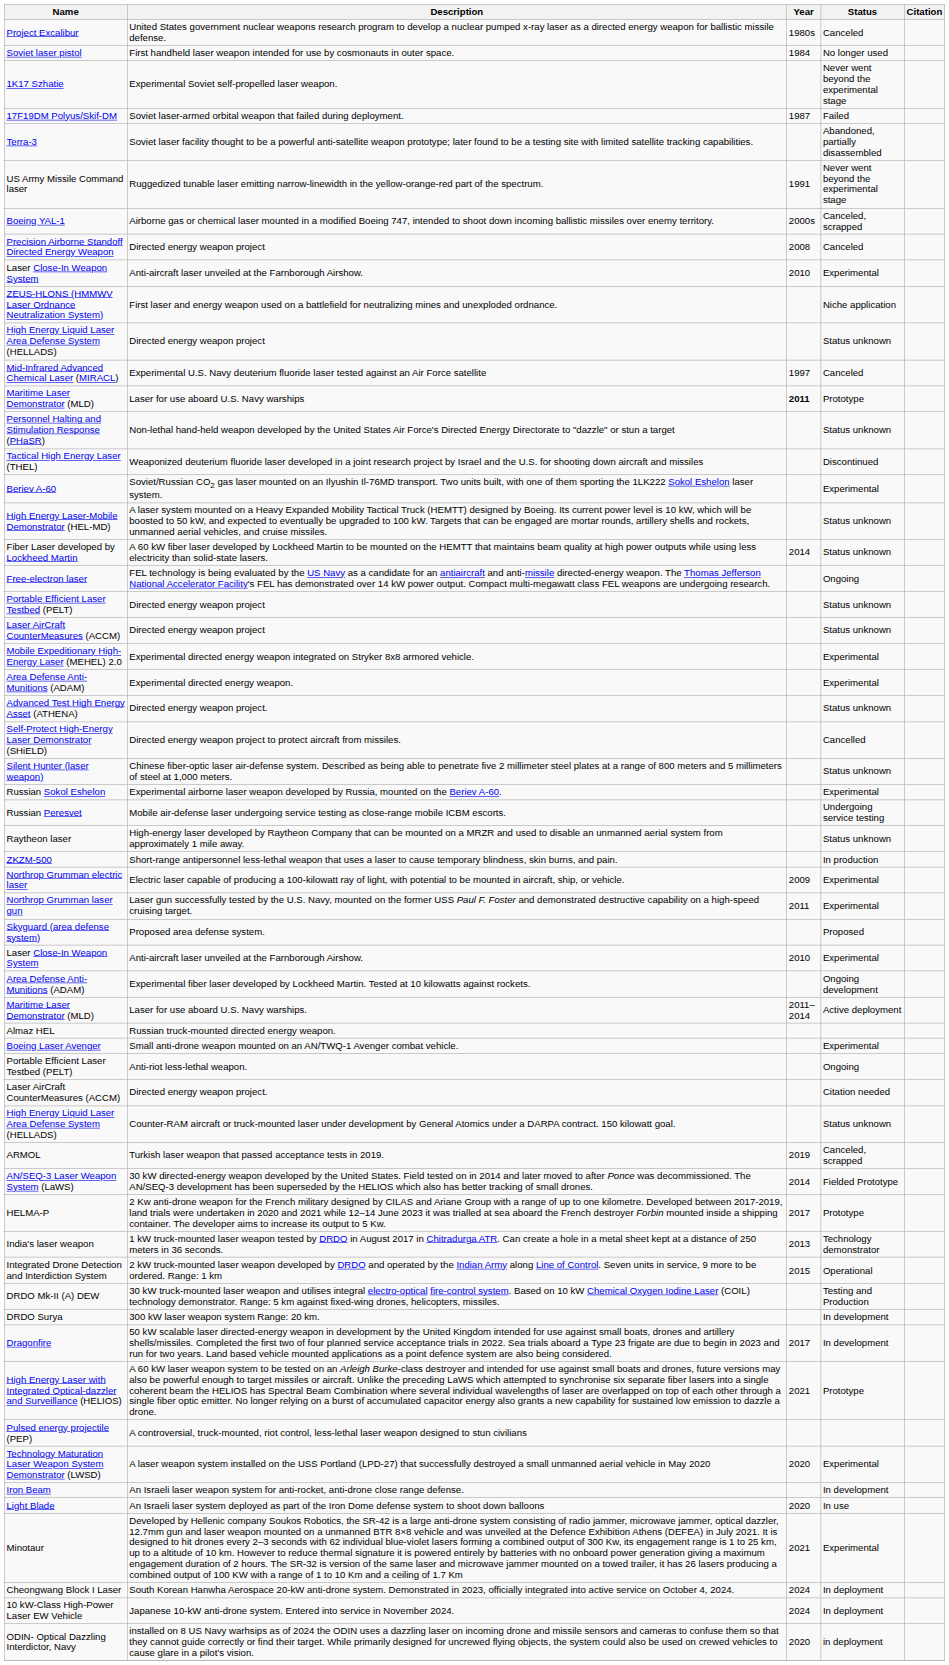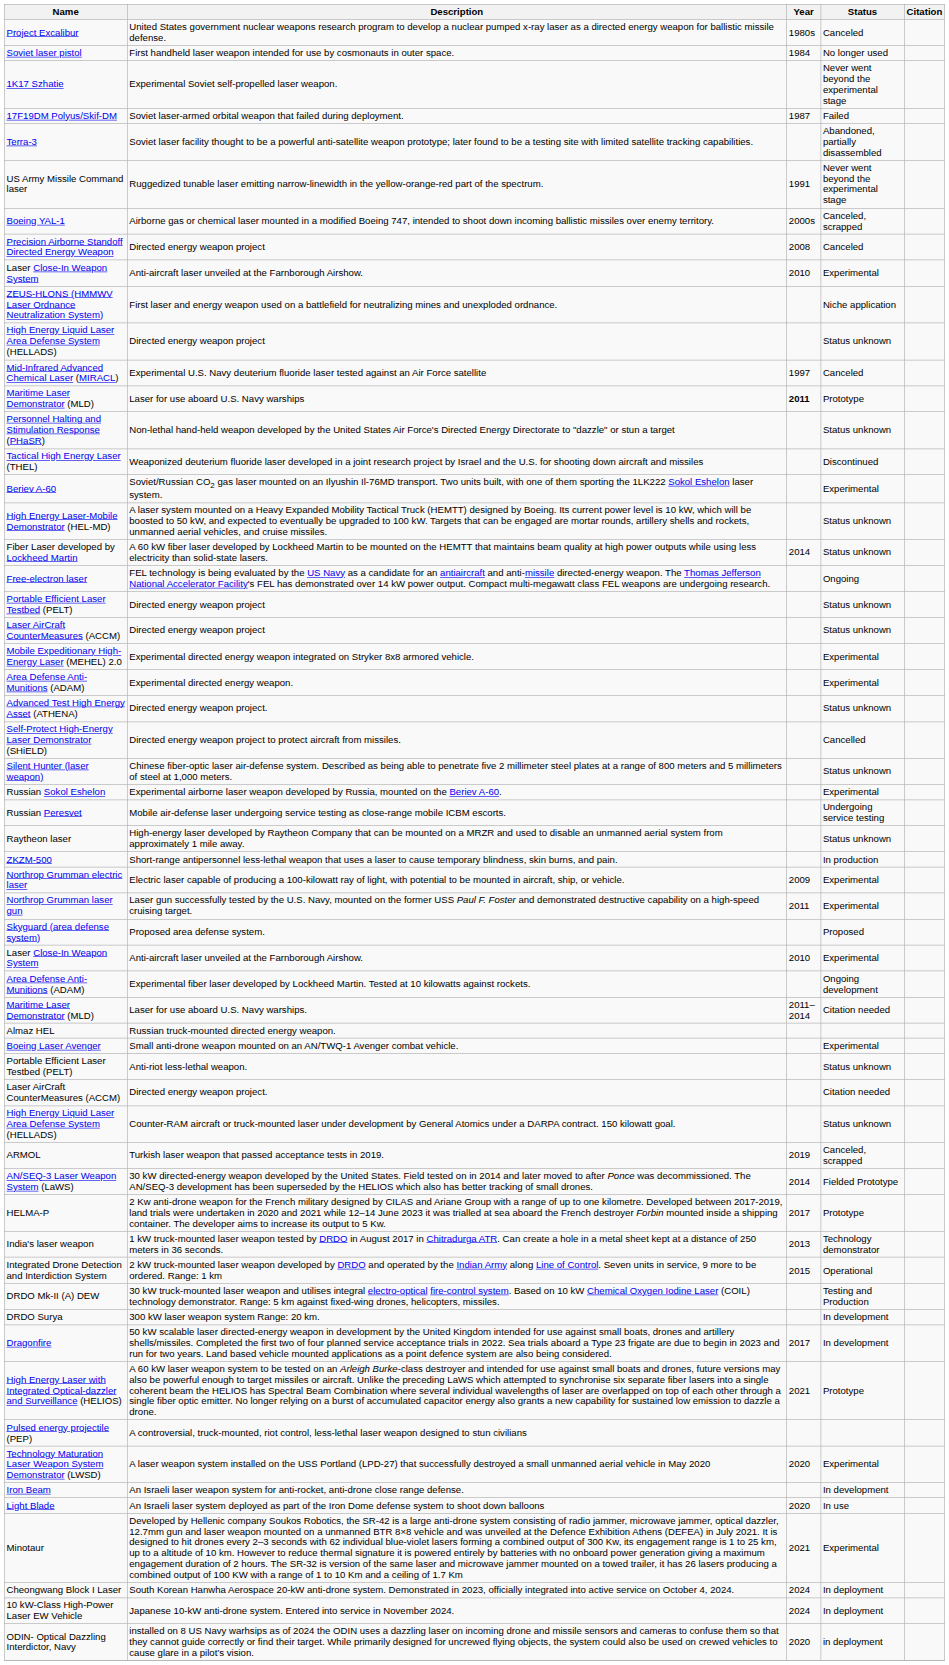(862, 1010) Active deployment -> (857, 1010) Citation needed
(841, 1066) Ongoing -> (857, 1066) Status unknown
